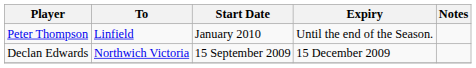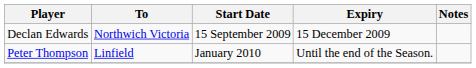rows swapped: (48, 53) <-> (48, 33)
